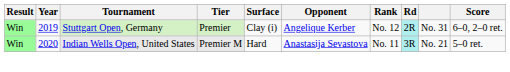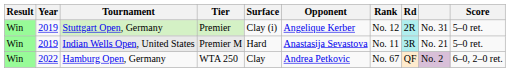(478, 28) 6–0, 2–0 ret. -> (468, 28) 5–0 ret.
(48, 43) 2020 -> (48, 43) 2019
+ row: (114, 59)
